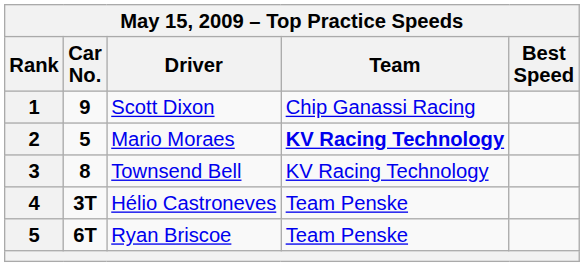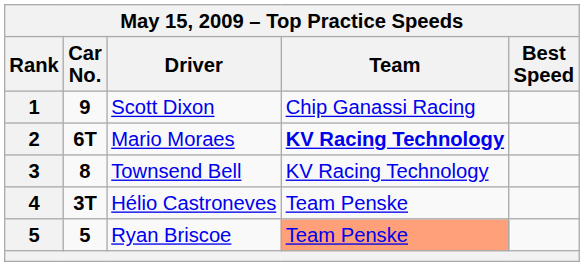(85, 139) 5 -> (85, 139) 6T
(85, 235) 6T -> (85, 235) 5
(347, 235) no background -> (347, 235) lightsalmon background
